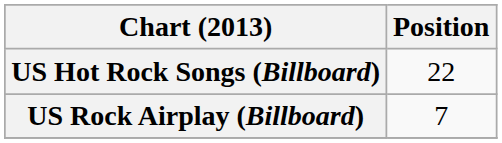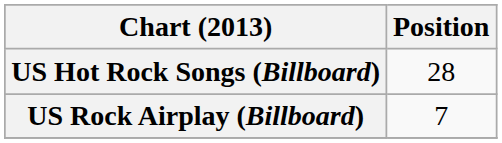(441, 71) 22 -> (441, 71) 28
